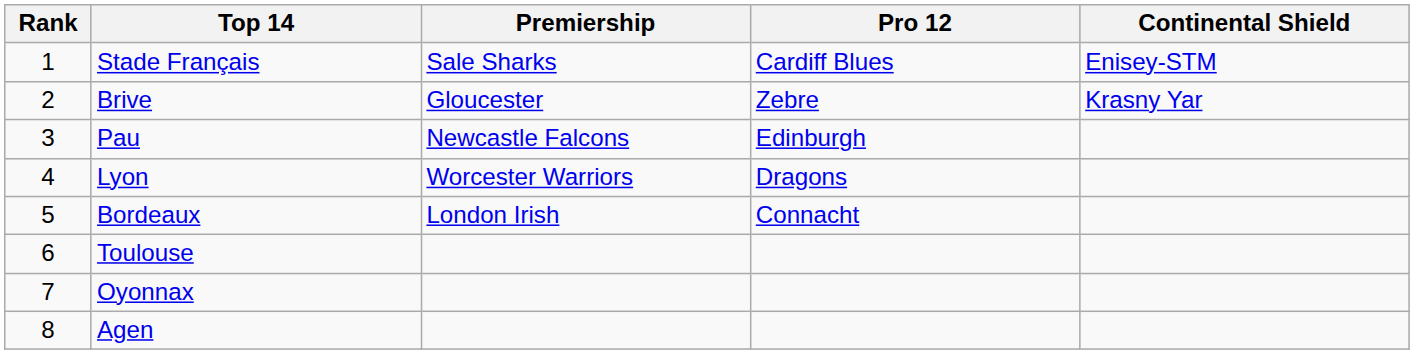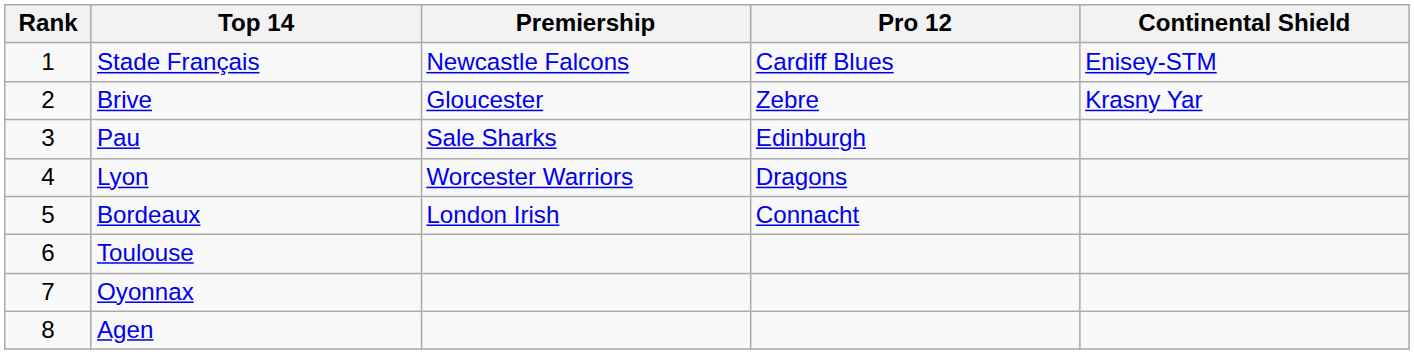(492, 61) Sale Sharks -> (528, 61) Newcastle Falcons
(528, 138) Newcastle Falcons -> (492, 138) Sale Sharks
